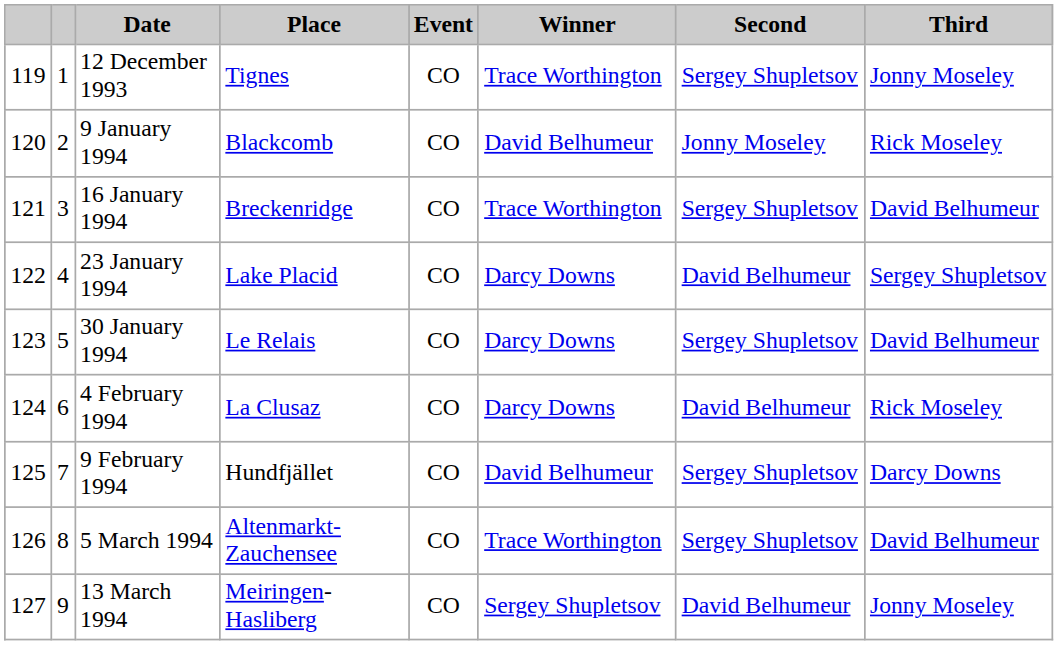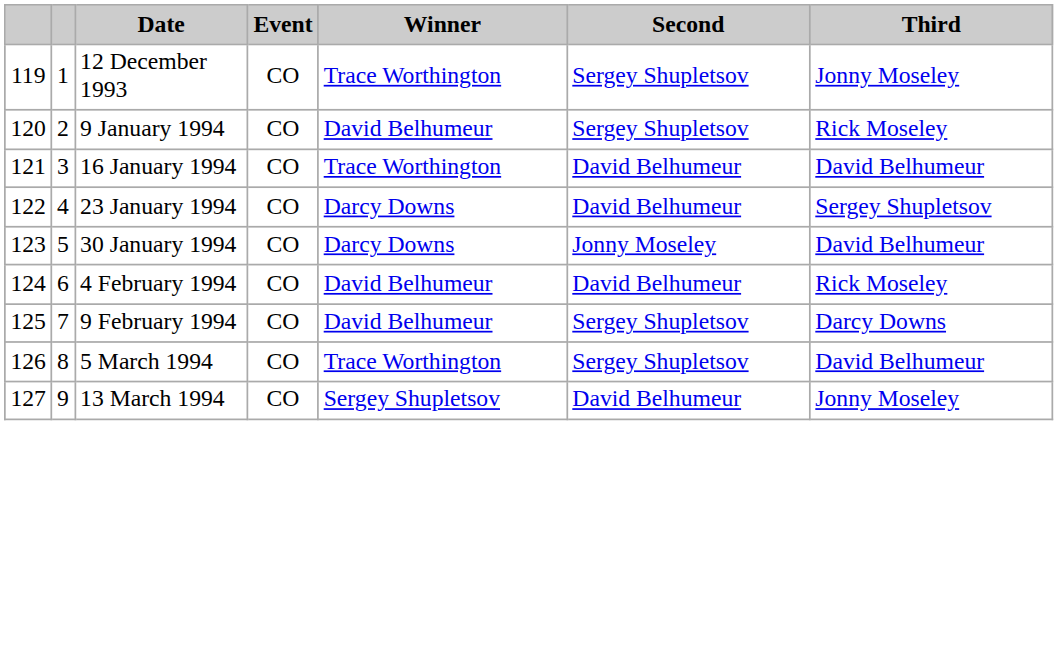- column: (314, 23)
(754, 142) Jonny Moseley -> (660, 128) Sergey Shupletsov
(770, 208) Sergey Shupletsov -> (657, 167) David Belhumeur
(770, 340) Sergey Shupletsov -> (644, 244) Jonny Moseley
(550, 407) Darcy Downs -> (408, 283) David Belhumeur
